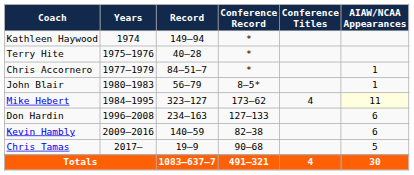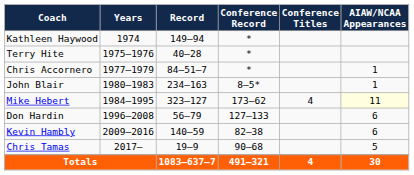(187, 85) 56–79 -> (187, 85) 234–163
(187, 116) 234–163 -> (187, 116) 56–79
